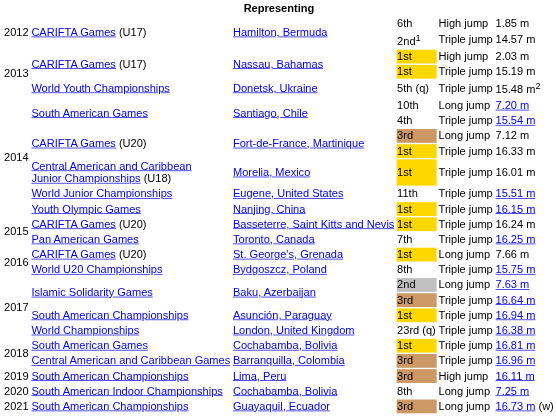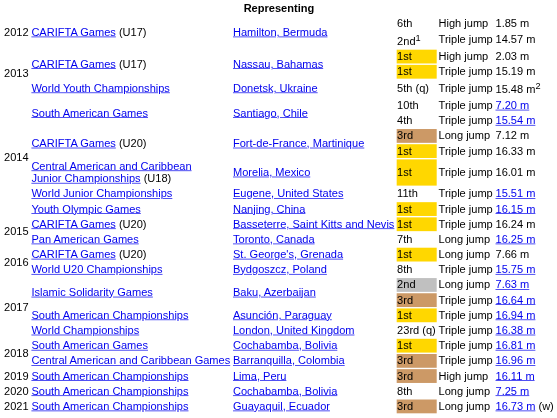(464, 105) Long jump -> (466, 105) Triple jump
(466, 239) Triple jump -> (464, 239) Long jump
(127, 391) South American Indoor Championships -> (110, 391) South American Championships
